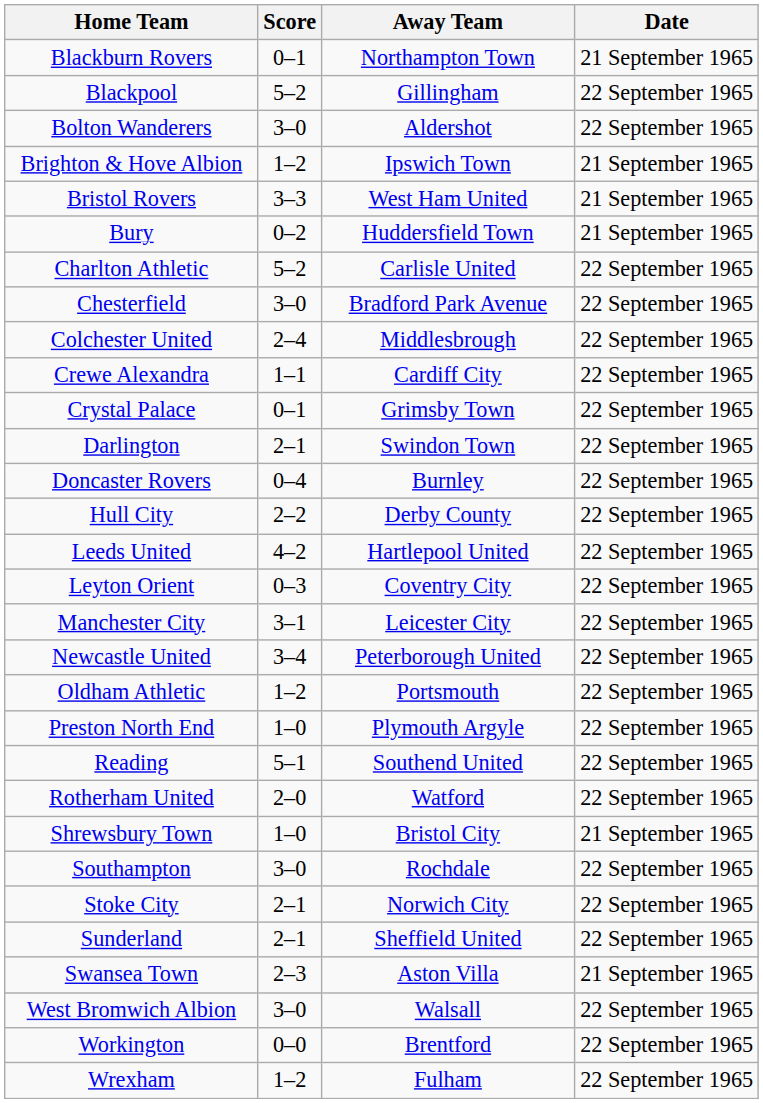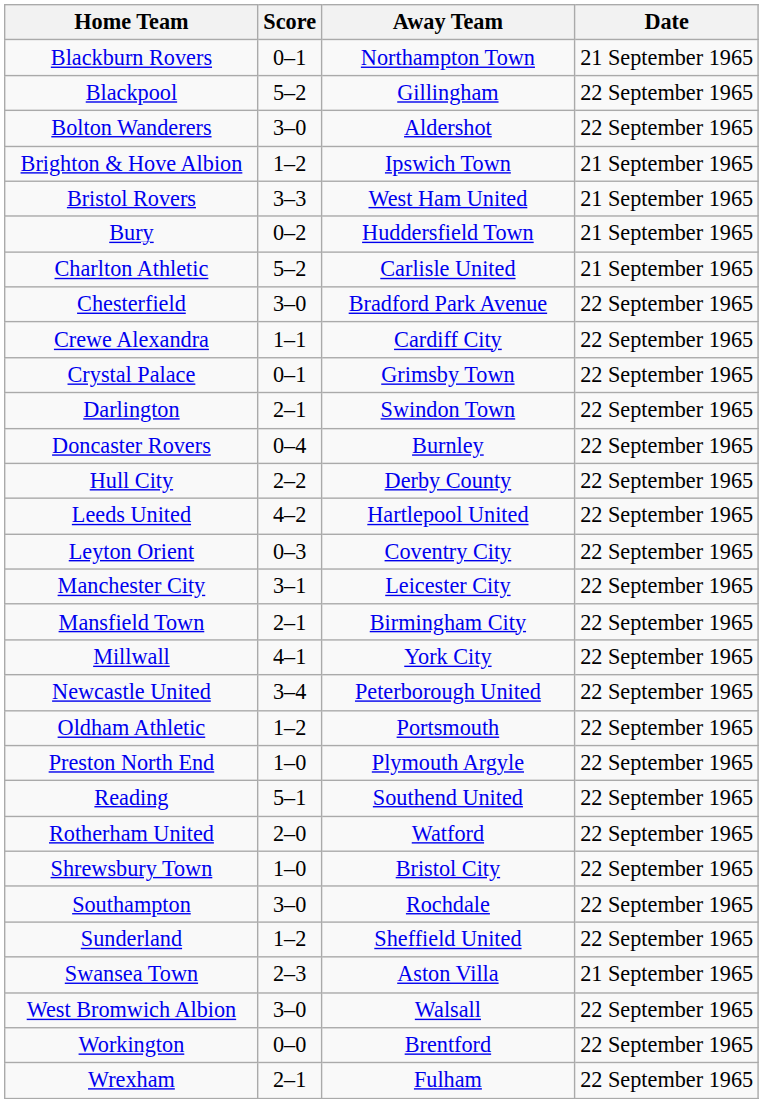(667, 269) 22 September 1965 -> (667, 269) 21 September 1965
- row: (131, 339)
+ row: (131, 621)
+ row: (131, 657)
(667, 833) 21 September 1965 -> (667, 868) 22 September 1965
- row: (131, 903)
(290, 939) 2–1 -> (290, 939) 1–2
(290, 1080) 1–2 -> (290, 1080) 2–1
